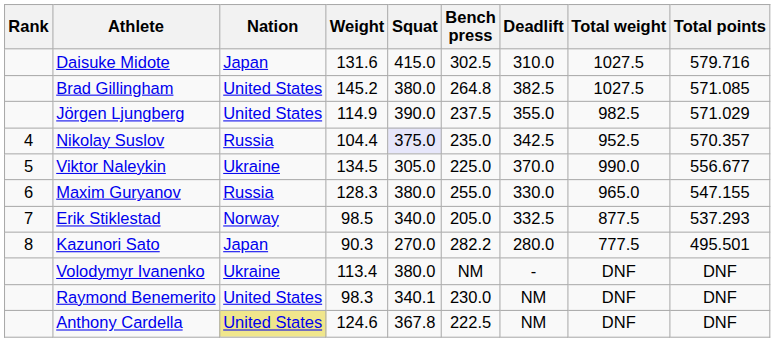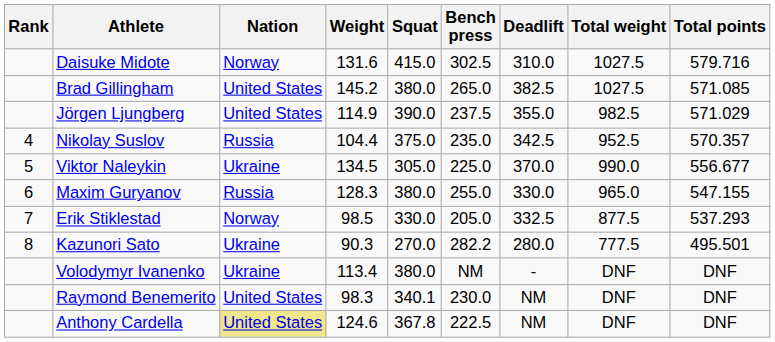(246, 62) Japan -> (251, 62) Norway
(471, 88) 264.8 -> (471, 88) 265.0
(415, 140) lavender background -> (415, 140) no background
(415, 219) 340.0 -> (415, 219) 330.0
(246, 245) Japan -> (252, 245) Ukraine
